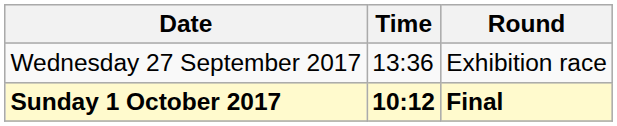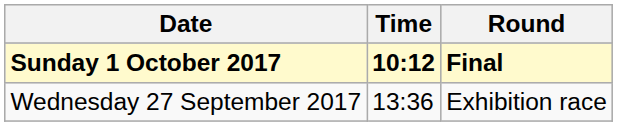rows swapped: (186, 62) <-> (146, 101)
